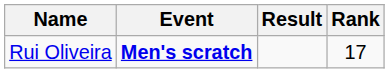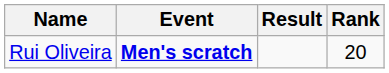(356, 51) 17 -> (356, 51) 20
